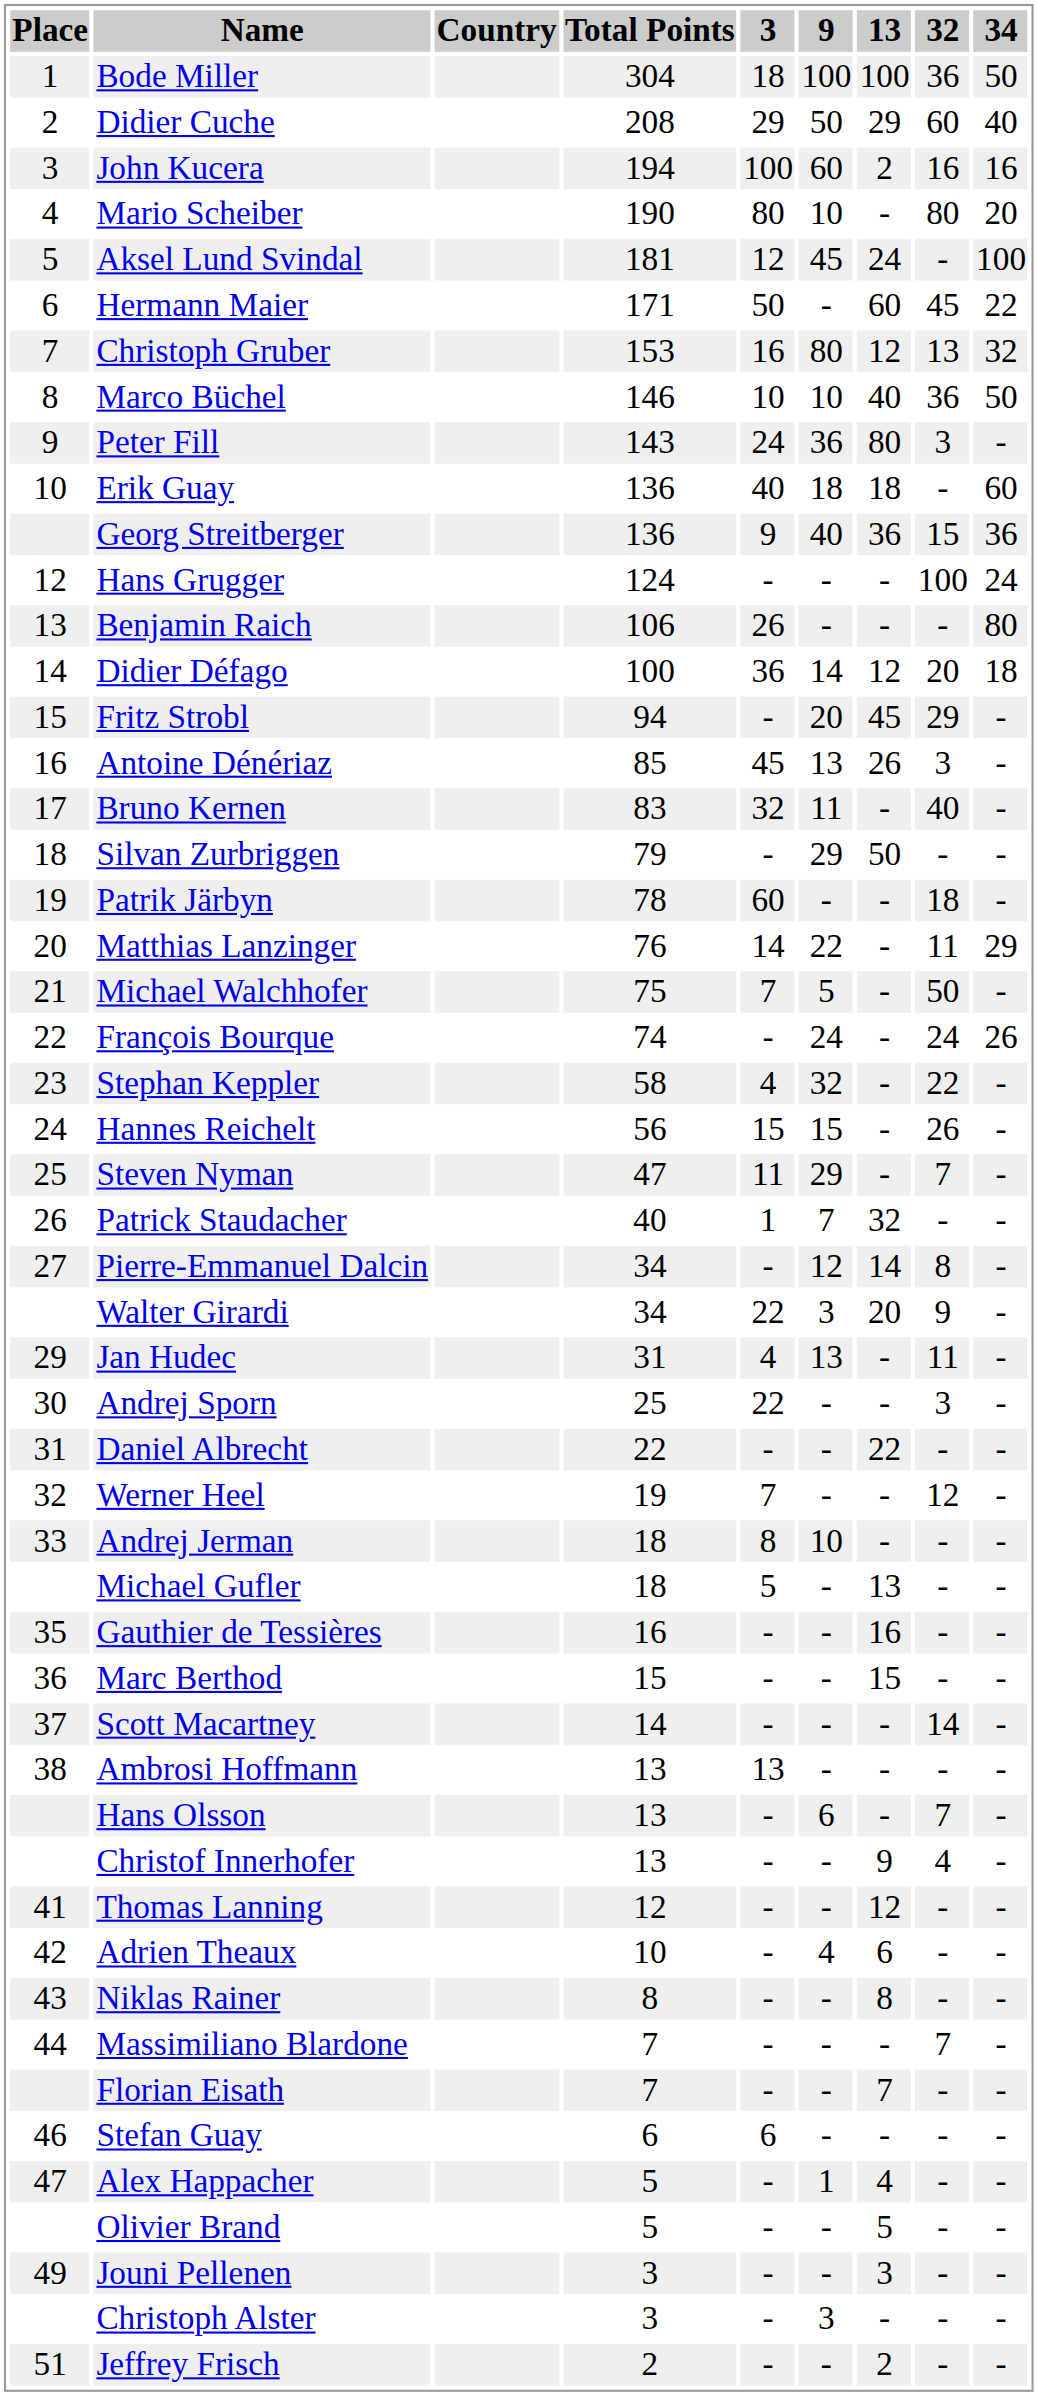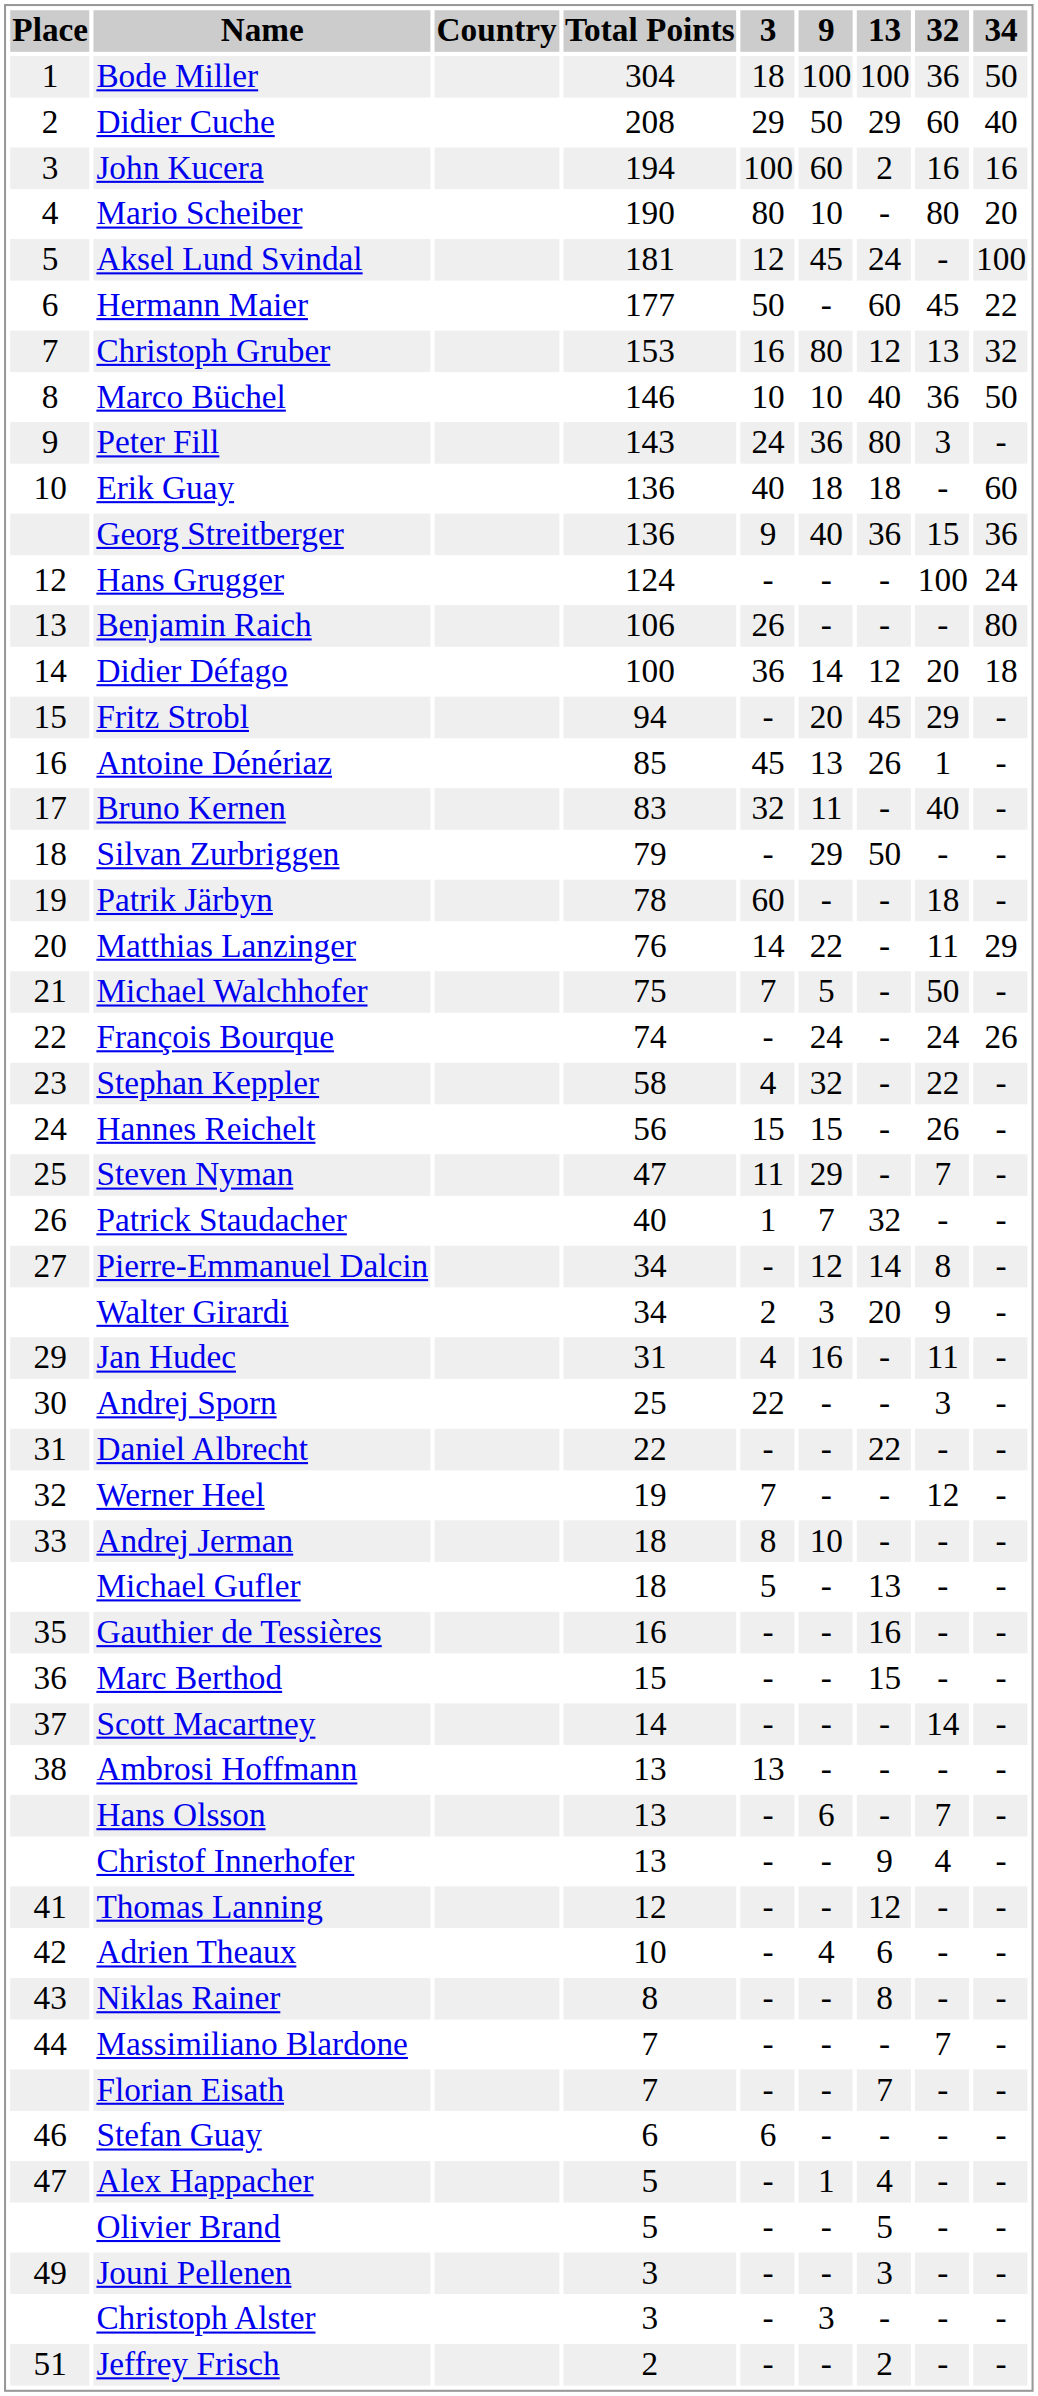(650, 305) 171 -> (650, 305) 177
(943, 762) 3 -> (943, 762) 1
(768, 1311) 22 -> (768, 1311) 2
(826, 1357) 13 -> (826, 1357) 16
